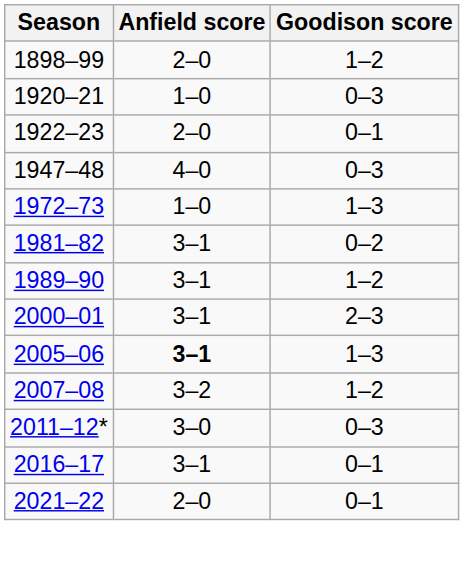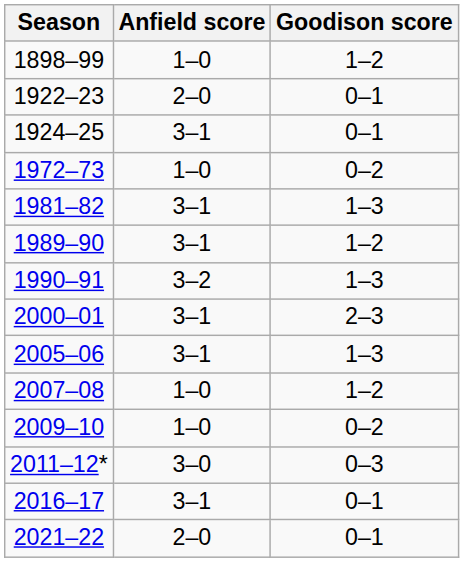(192, 59) 2–0 -> (192, 59) 1–0
- row: (59, 96)
+ row: (59, 133)
- row: (59, 170)
(364, 206) 1–3 -> (364, 170) 0–2
(364, 243) 0–2 -> (364, 206) 1–3
+ row: (59, 280)
(192, 354) bold -> (192, 354) normal
(192, 390) 3–2 -> (192, 390) 1–0
+ row: (59, 427)
